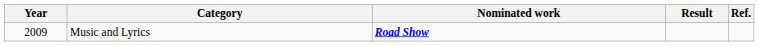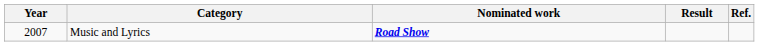(36, 31) 2009 -> (36, 31) 2007
